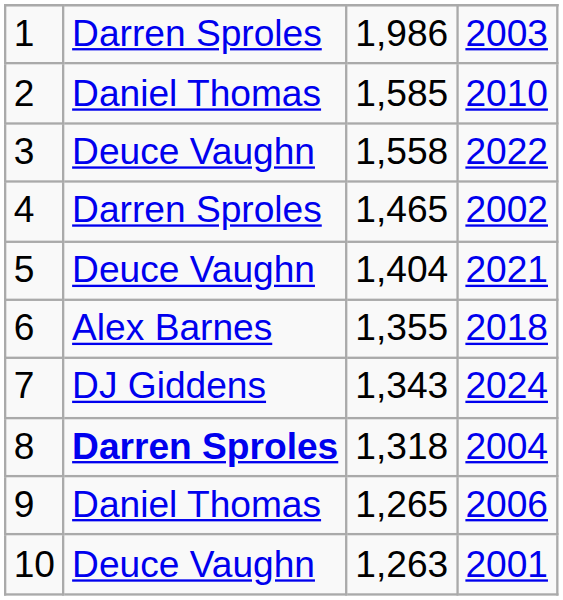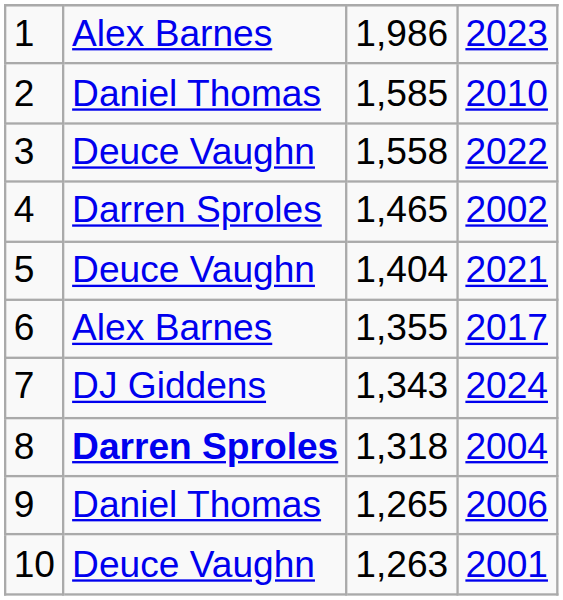(197, 33) Darren Sproles -> (172, 33) Alex Barnes
(507, 33) 2003 -> (507, 33) 2023
(507, 328) 2018 -> (507, 328) 2017
